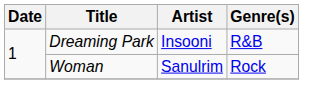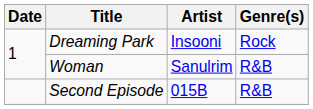(246, 41) R&B -> (258, 41) Rock
(248, 66) Rock -> (256, 66) R&B
+ row: (106, 91)
